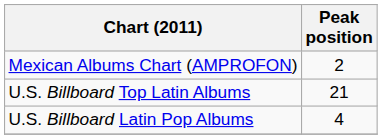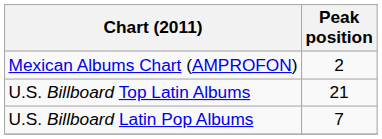(339, 119) 4 -> (339, 119) 7
